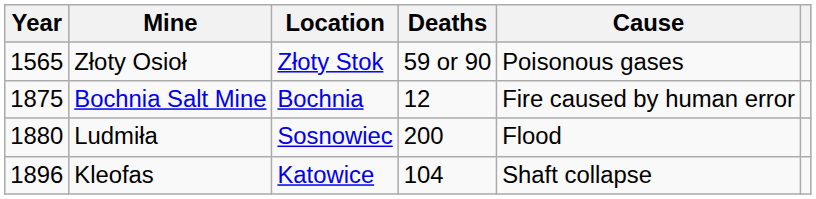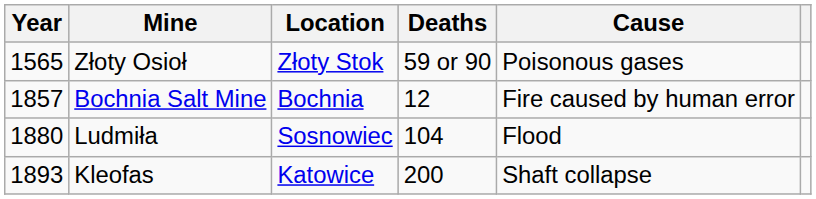(37, 99) 1875 -> (37, 99) 1857
(424, 136) 200 -> (424, 136) 104
(37, 174) 1896 -> (37, 174) 1893
(424, 174) 104 -> (424, 174) 200
